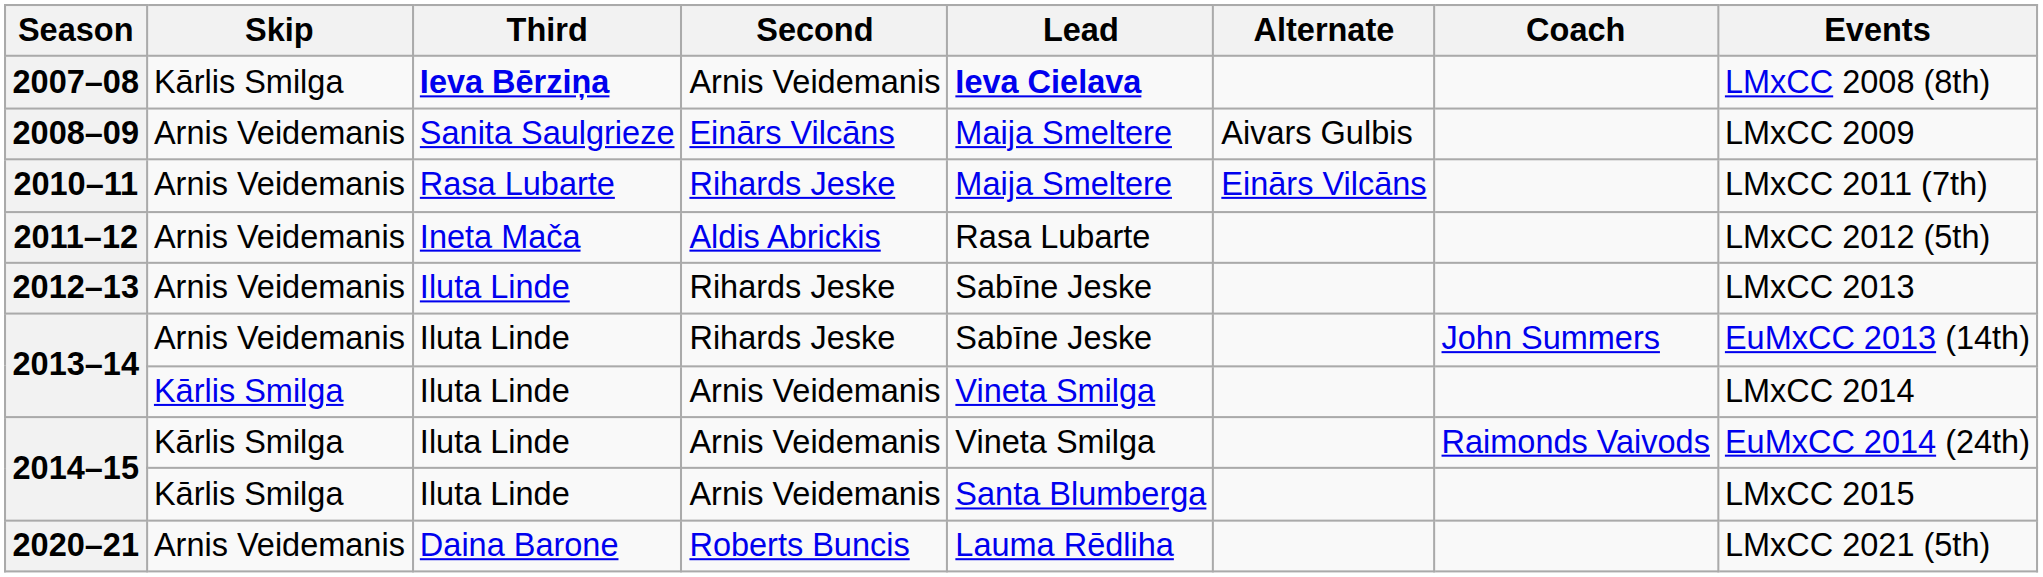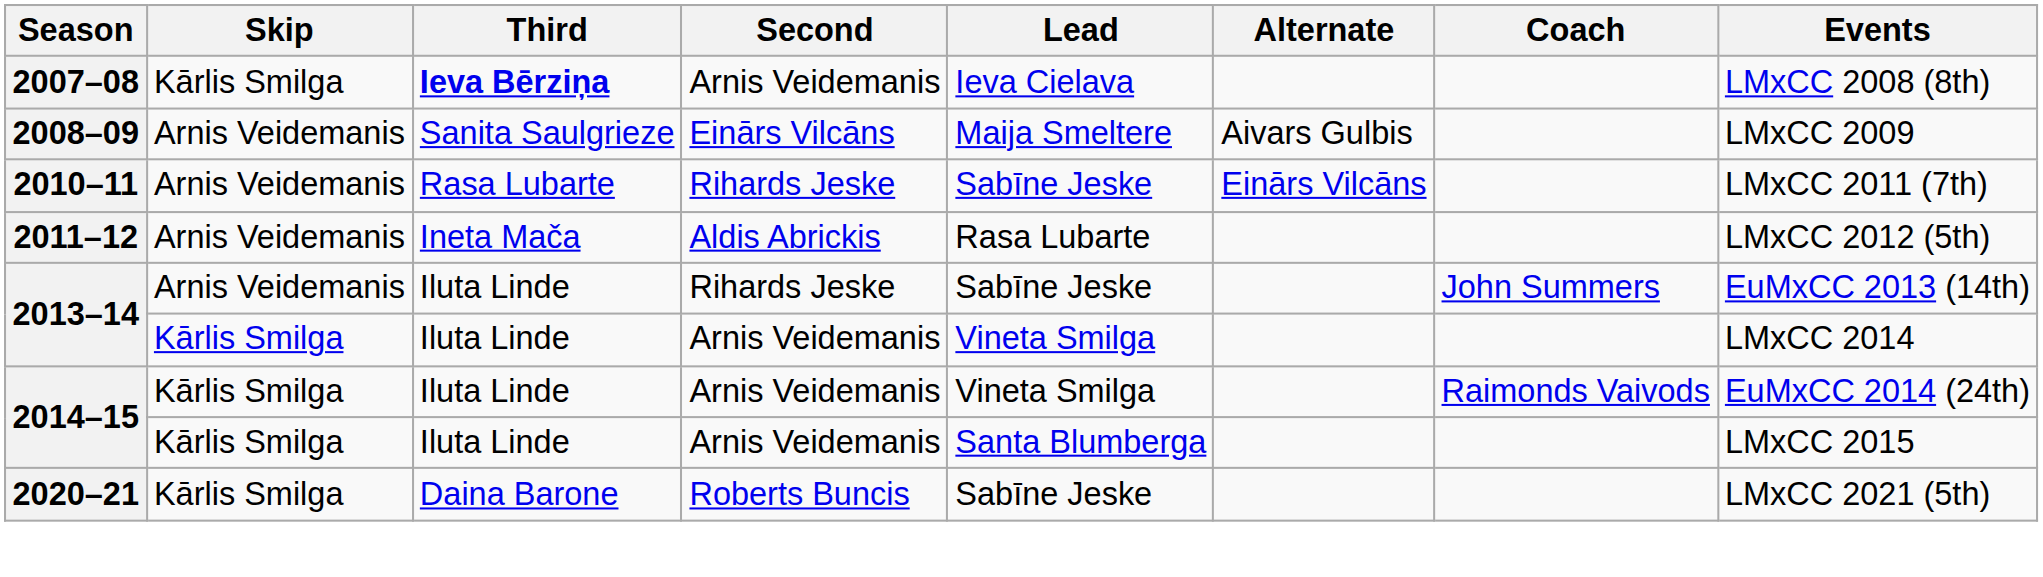(1048, 81) bold -> (1045, 81) normal
(1064, 184) Maija Smeltere -> (1054, 184) Sabīne Jeske
- row: (76, 287)
(279, 545) Arnis Veidemanis -> (249, 493) Kārlis Smilga
(1065, 545) Lauma Rēdliha -> (1054, 493) Sabīne Jeske
